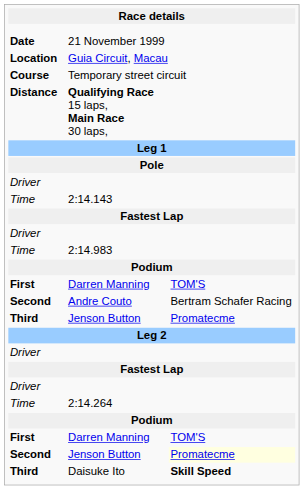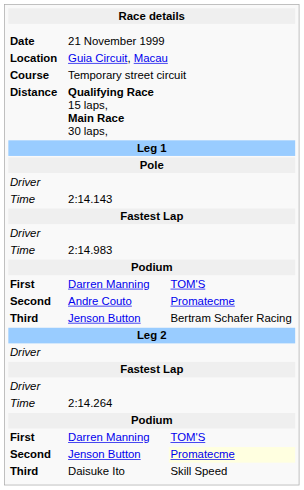(231, 301) Bertram Schafer Racing -> (203, 301) Promatecme
(203, 318) Promatecme -> (231, 318) Bertram Schafer Racing
(201, 472) bold -> (199, 472) normal
